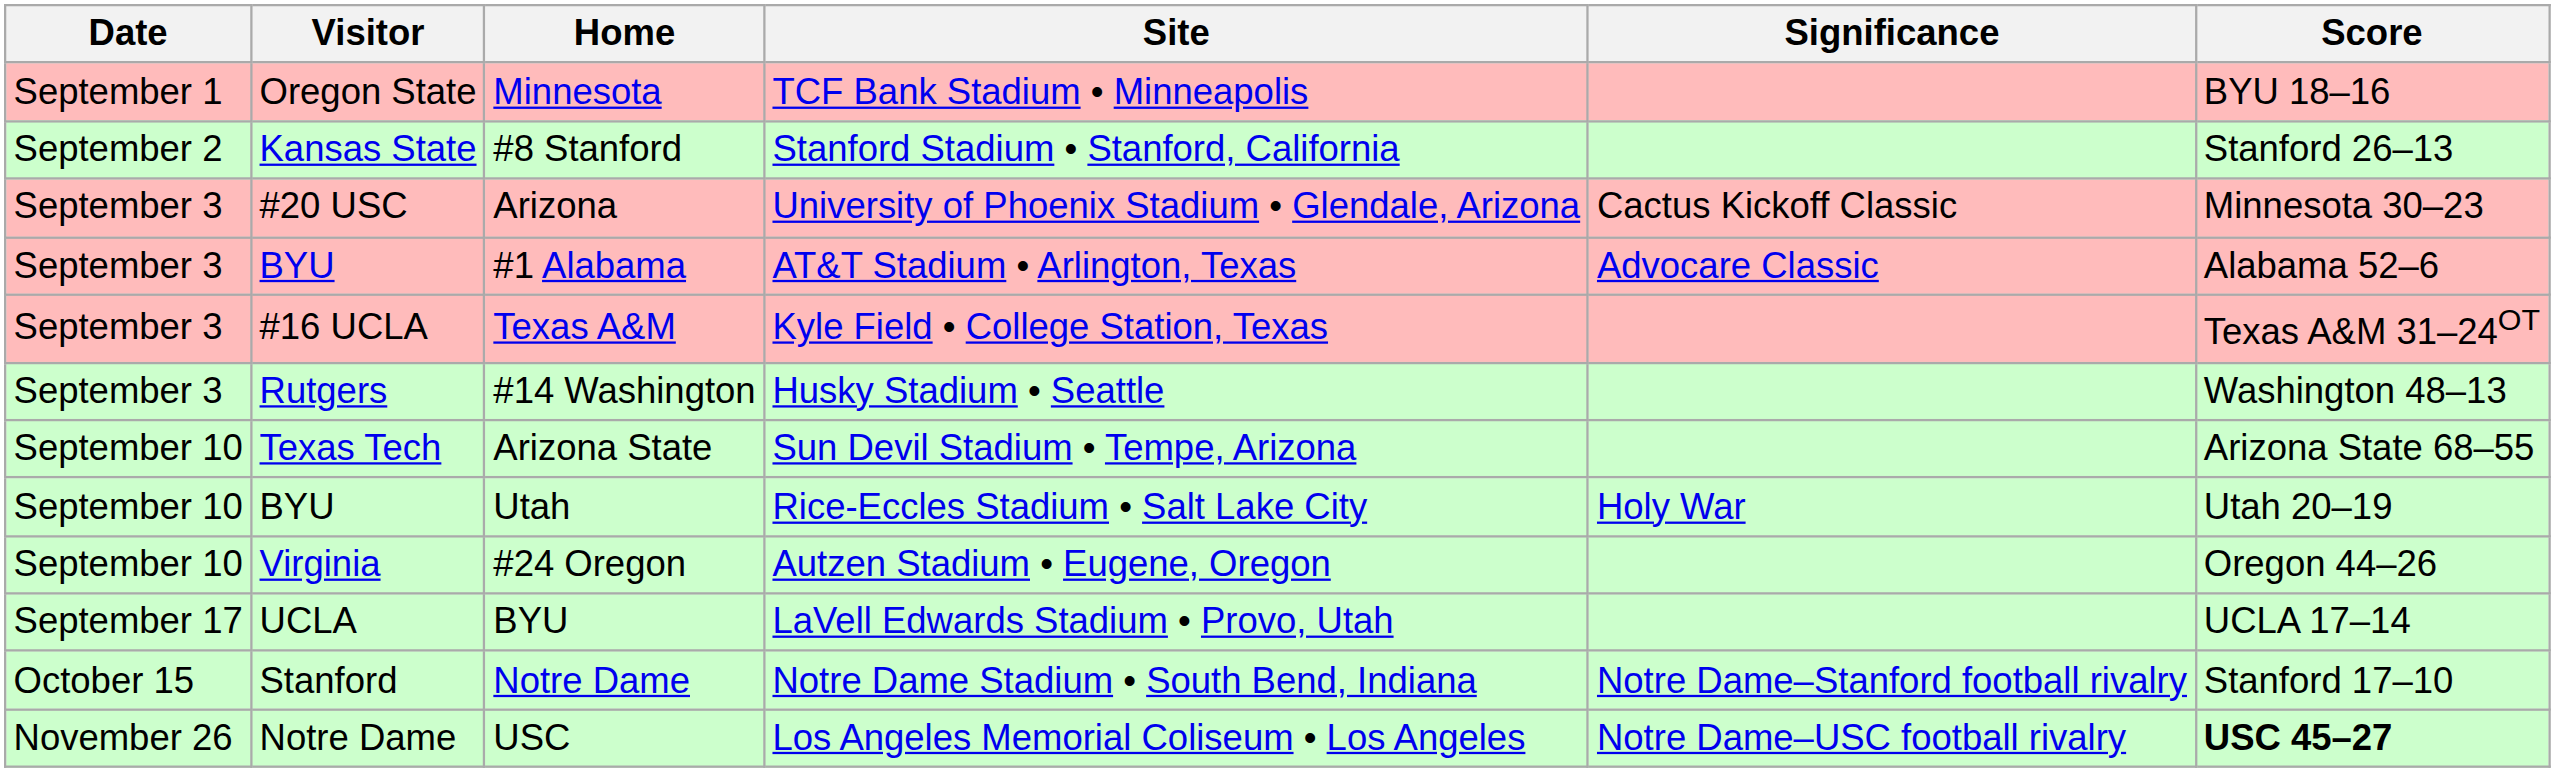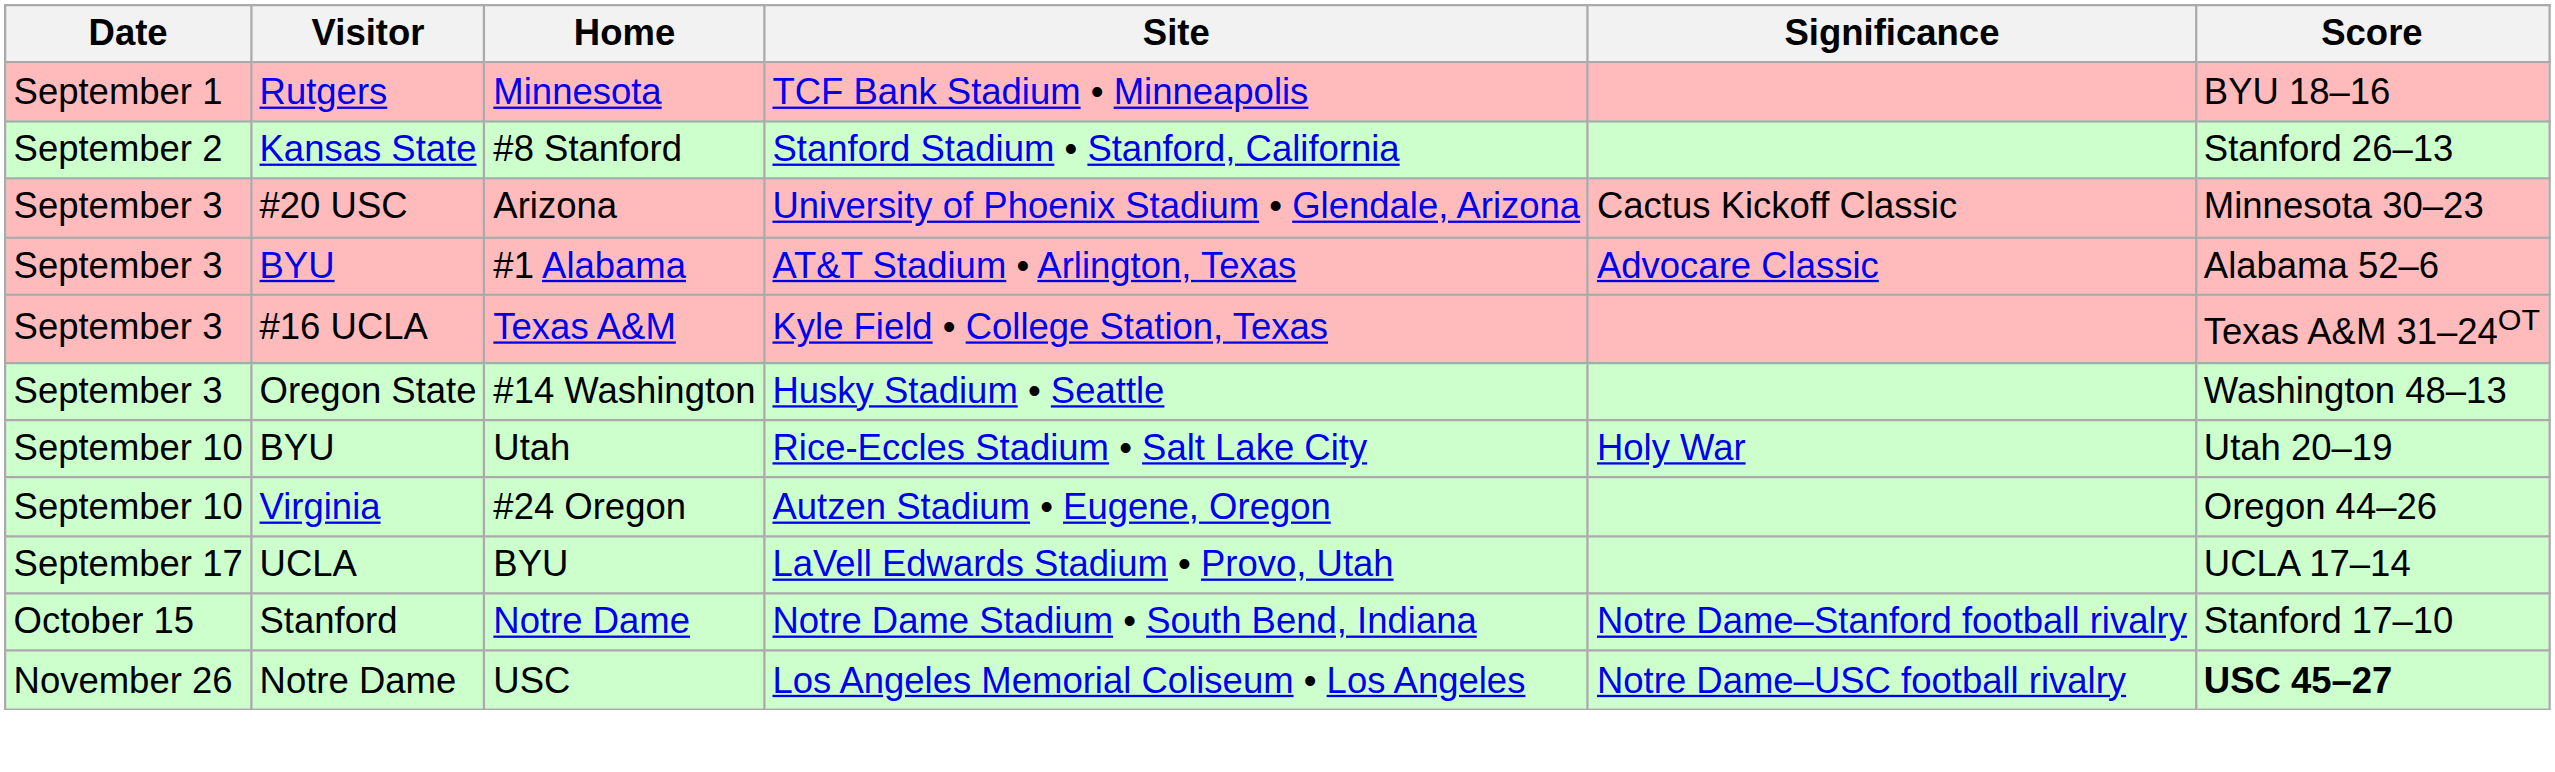(368, 91) Oregon State -> (323, 91) Rutgers
(323, 390) Rutgers -> (368, 390) Oregon State
- row: (603, 448)
